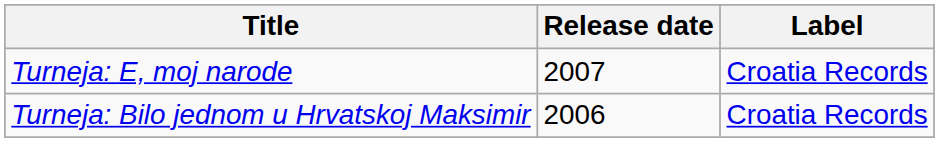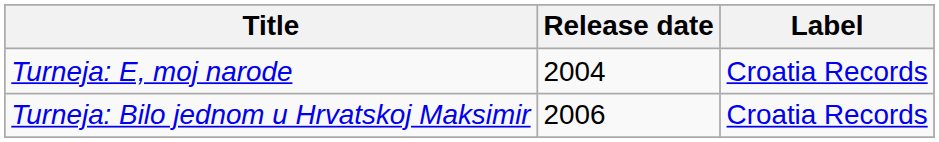(574, 70) 2007 -> (574, 70) 2004
